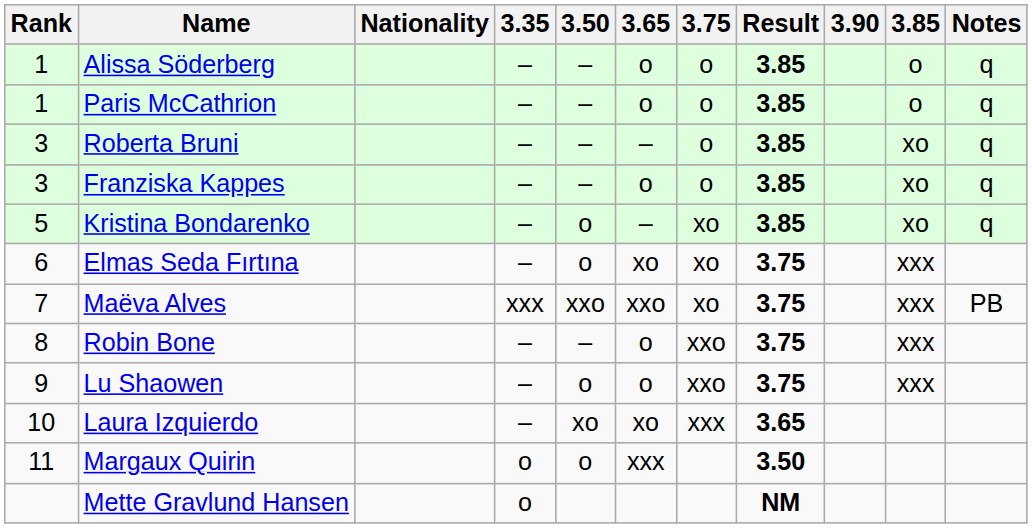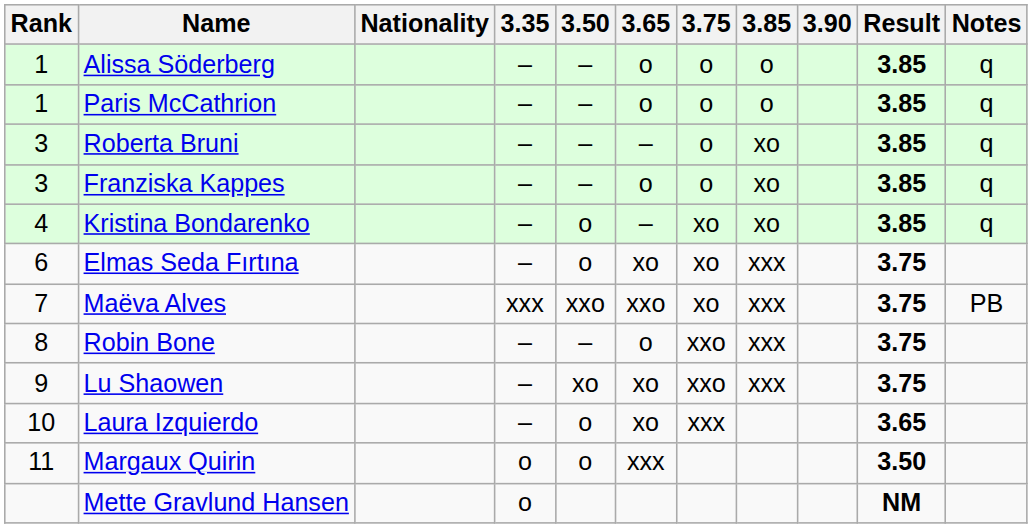columns swapped: (916, 24) <-> (781, 24)
(41, 223) 5 -> (41, 223) 4
(585, 382) o -> (585, 382) xo
(646, 382) o -> (646, 382) xo
(585, 422) xo -> (585, 422) o
